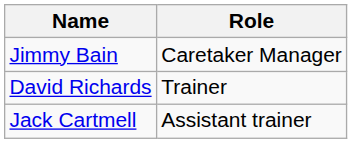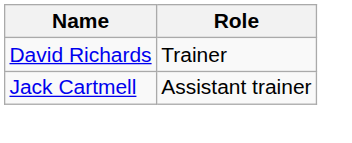- row: (64, 54)
